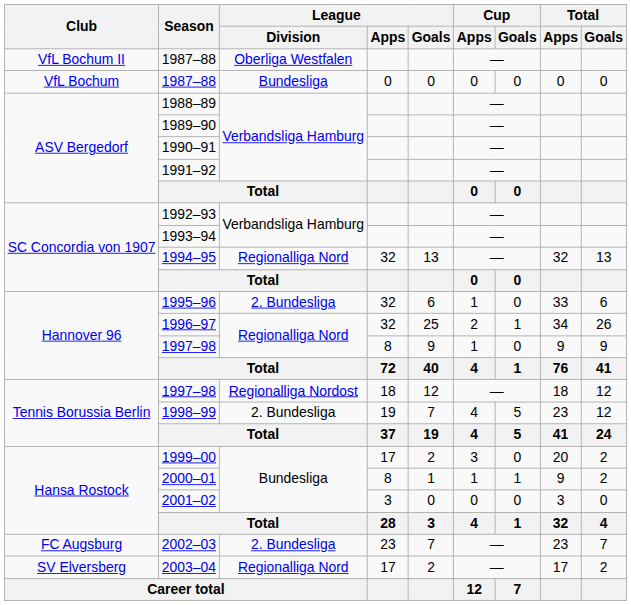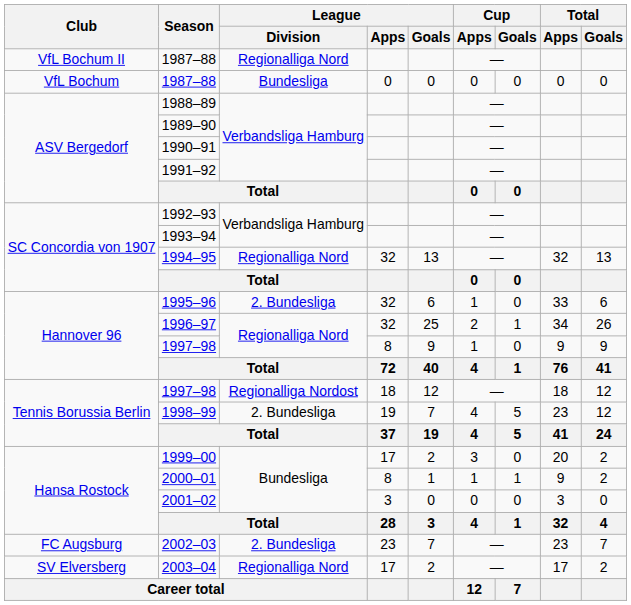(293, 59) Oberliga Westfalen -> (293, 59) Regionalliga Nord
